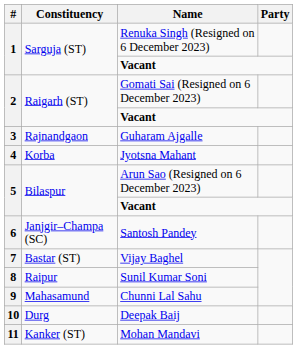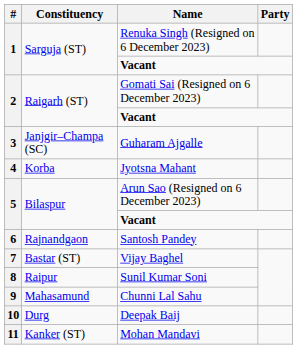(56, 136) Rajnandgaon -> (64, 142) Janjgir–Champa (SC)
(64, 232) Janjgir–Champa (SC) -> (56, 239) Rajnandgaon
